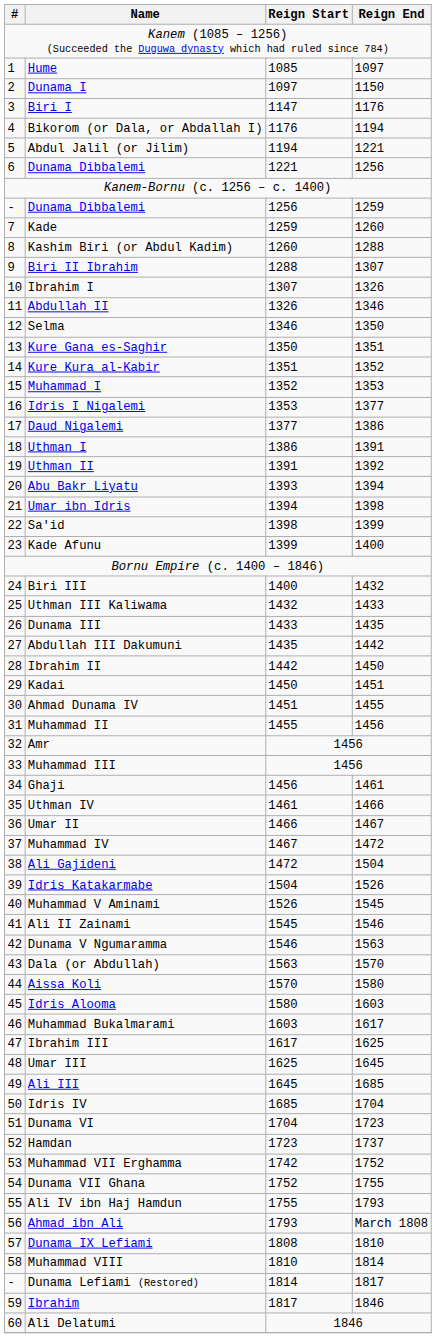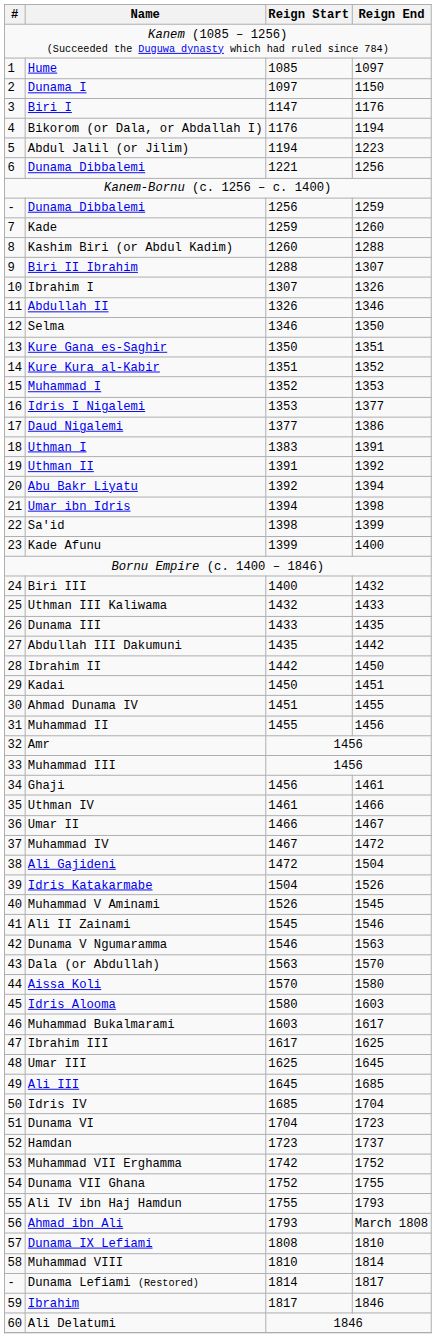(370, 148) 1221 -> (370, 148) 1223
(283, 447) 1386 -> (283, 447) 1383
(283, 487) 1393 -> (283, 487) 1392
